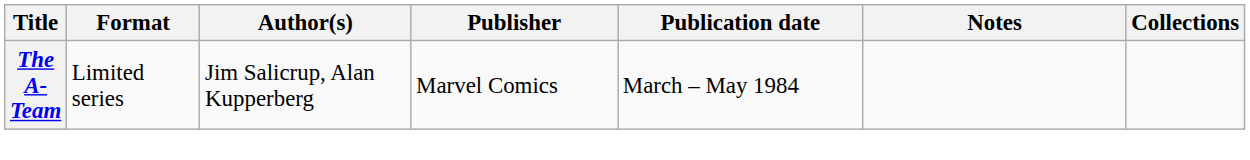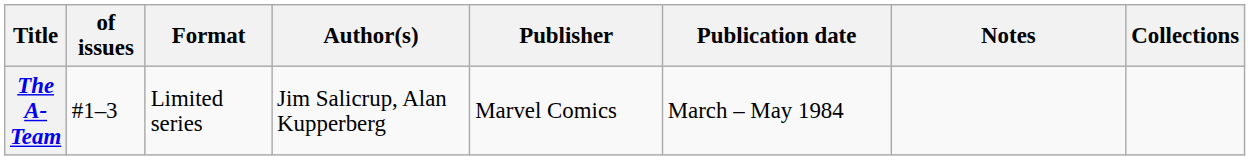+ column: (106, 35)
